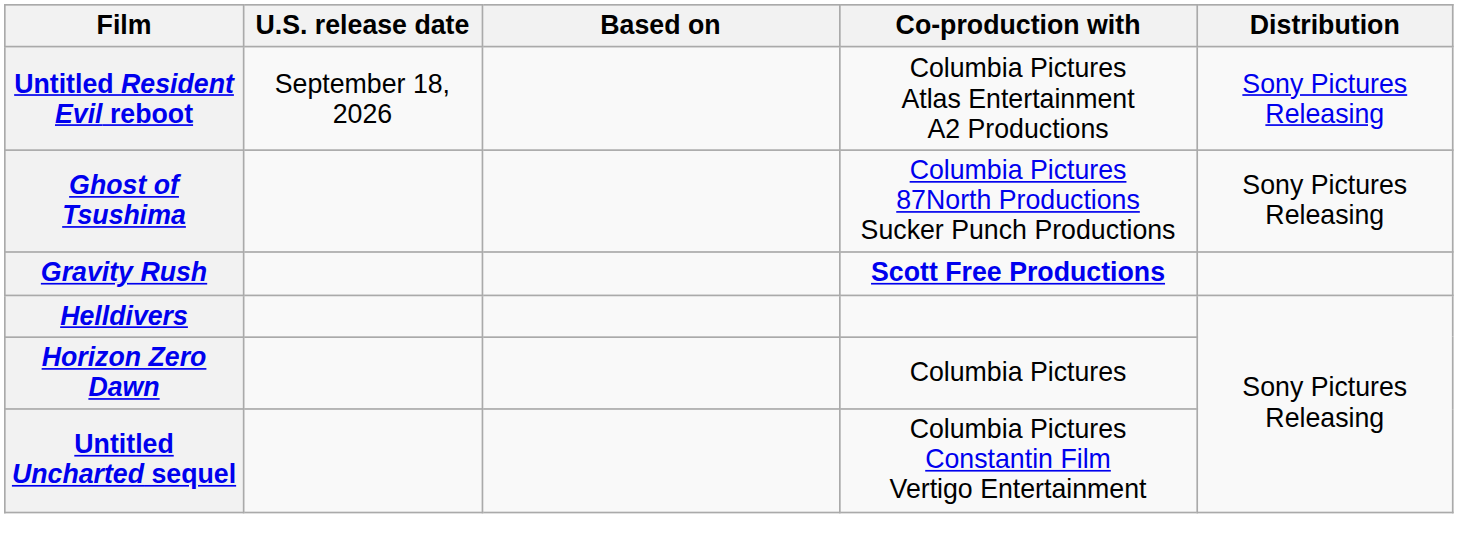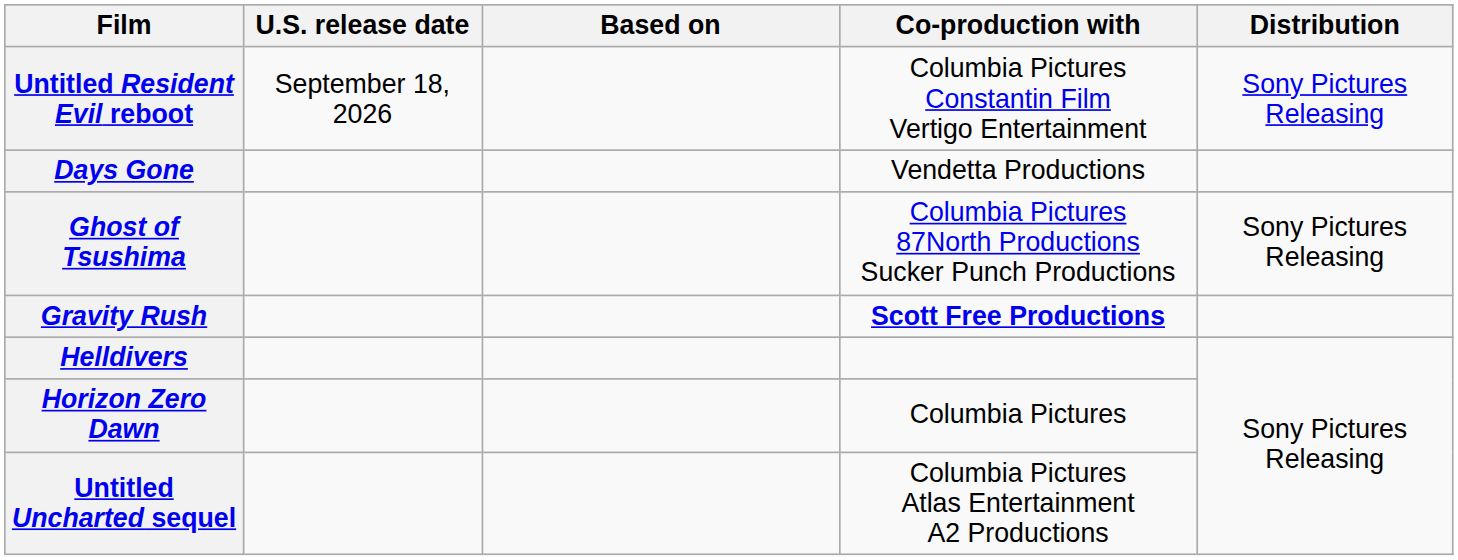(1018, 98) Columbia Pictures Atlas Entertainment A2 Productions -> (1018, 98) Columbia Pictures Constantin Film Vertigo Entertainment
+ row: (124, 170)
(1018, 460) Columbia Pictures Constantin Film Vertigo Entertainment -> (1018, 502) Columbia Pictures Atlas Entertainment A2 Productions
